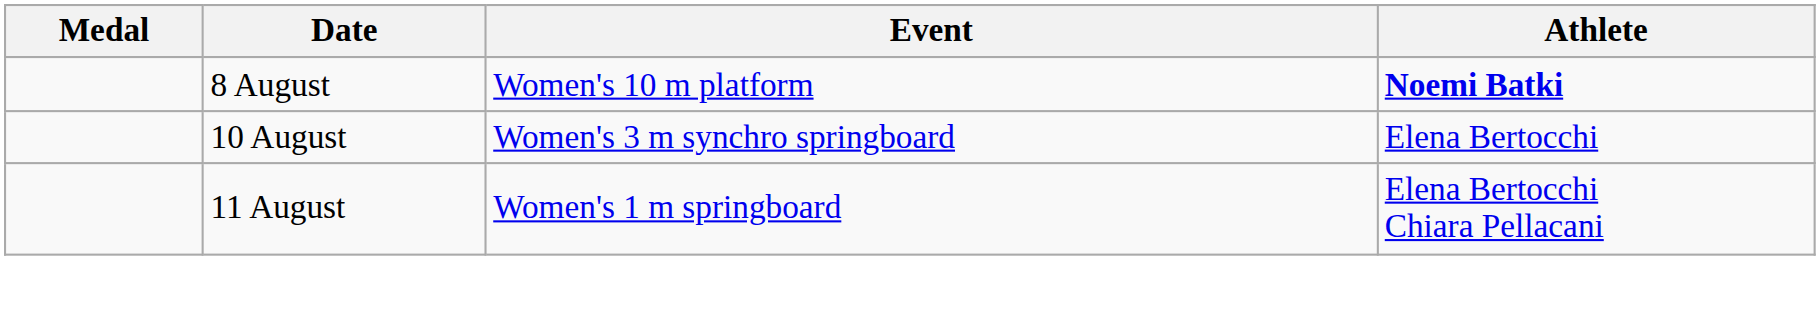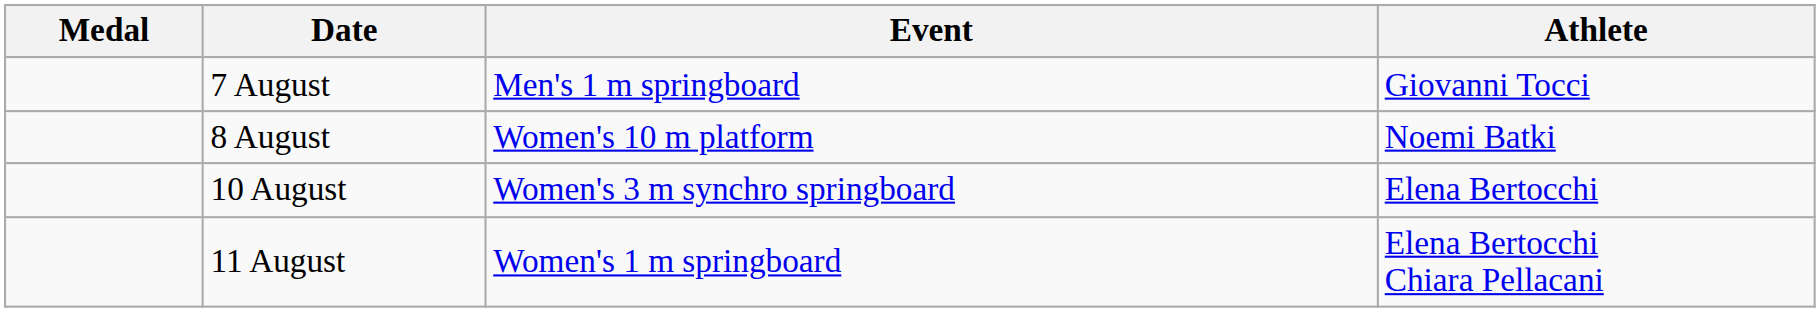+ row: (270, 83)
(1474, 83) bold -> (1470, 136) normal
